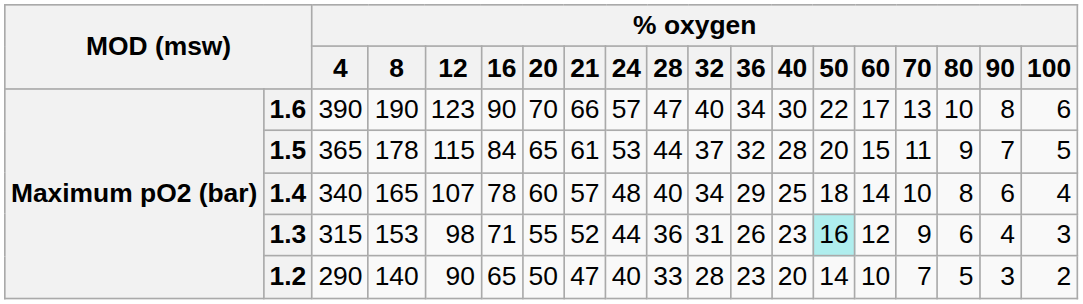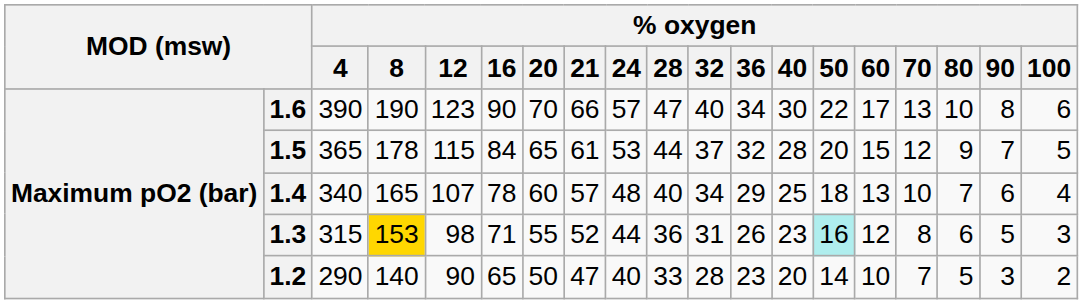(918, 151) 11 -> (917, 151) 12
(876, 192) 14 -> (876, 192) 13
(966, 192) 8 -> (966, 192) 7
(397, 234) no background -> (397, 234) gold background
(924, 234) 9 -> (924, 234) 8
(1008, 234) 4 -> (1008, 234) 5
